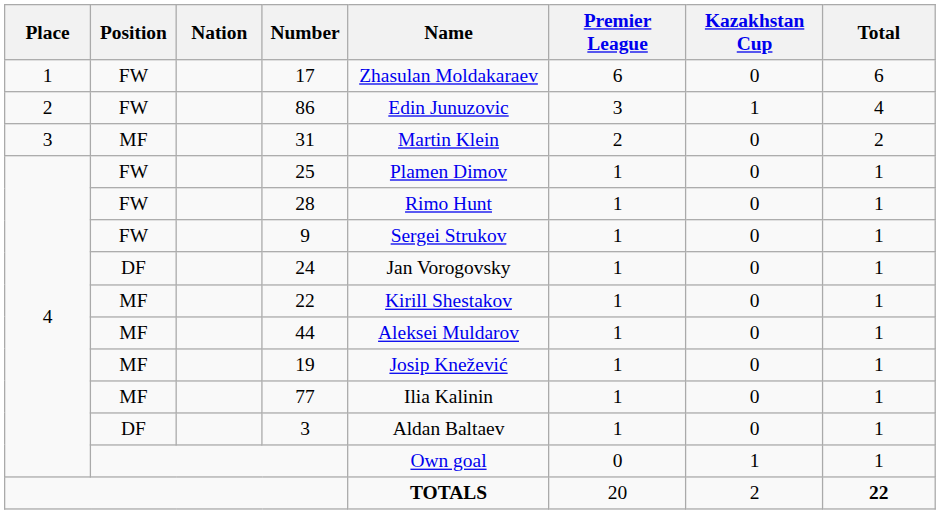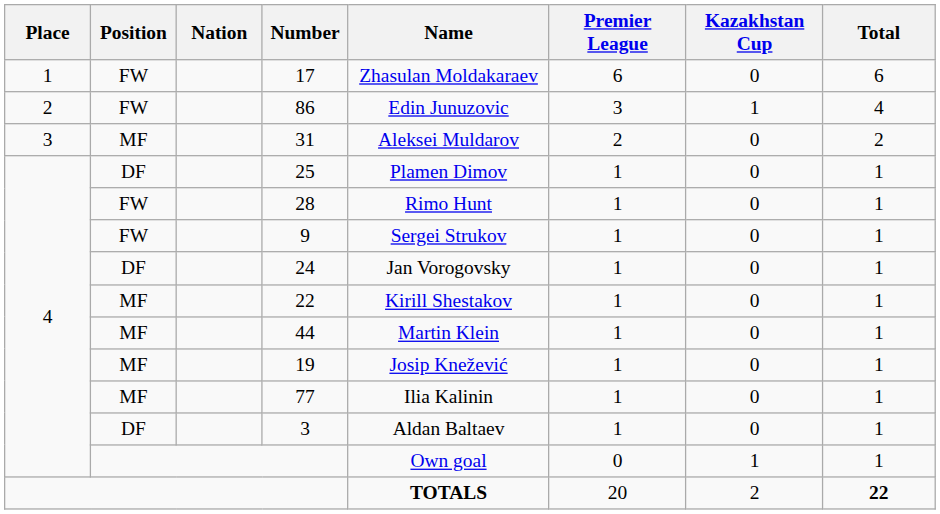(449, 140) Martin Klein -> (449, 140) Aleksei Muldarov
(133, 172) FW -> (133, 172) DF
(449, 332) Aleksei Muldarov -> (449, 332) Martin Klein
